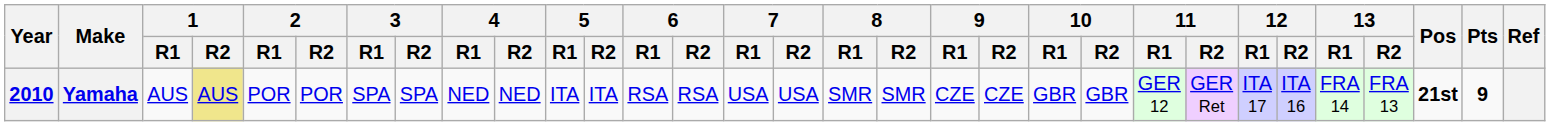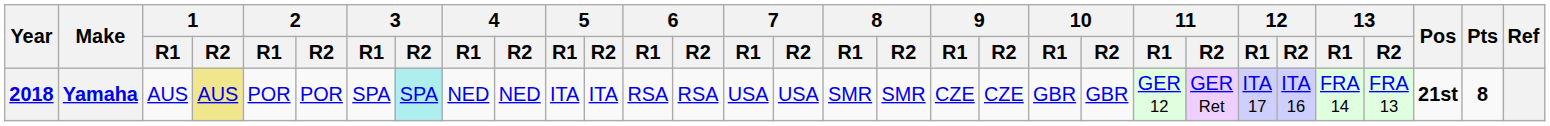(31, 95) 2010 -> (31, 95) 2018
(419, 95) no background -> (419, 95) paleturquoise background
(1483, 95) 9 -> (1483, 95) 8
